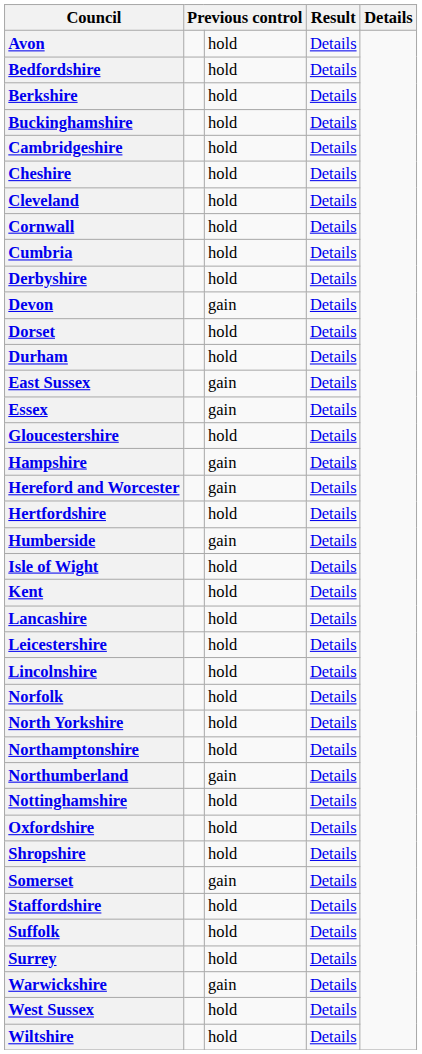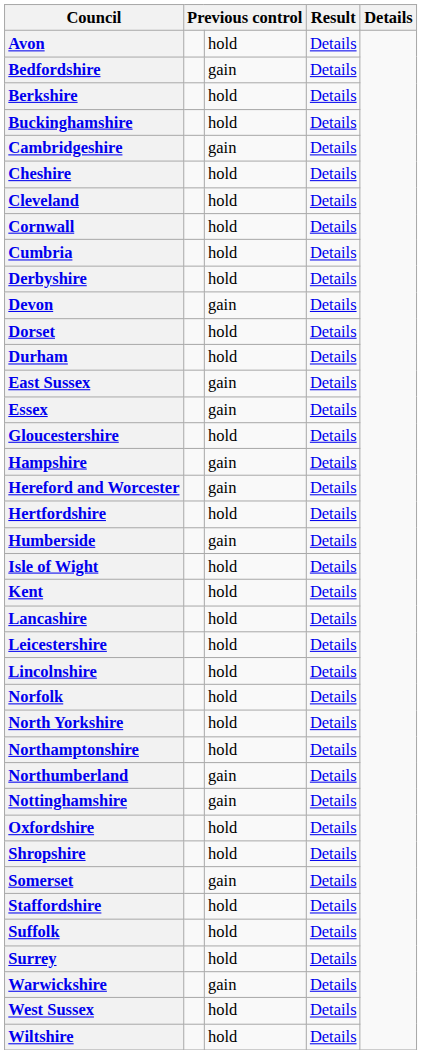(223, 69) hold -> (222, 69) gain
(223, 148) hold -> (222, 148) gain
(223, 801) hold -> (222, 801) gain
